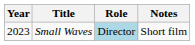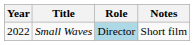(18, 31) 2023 -> (18, 31) 2022
